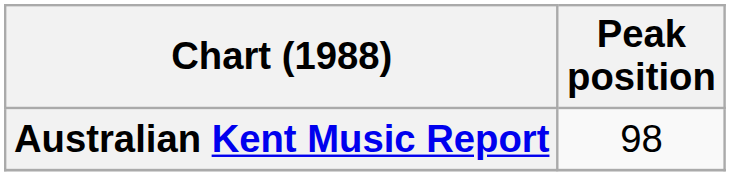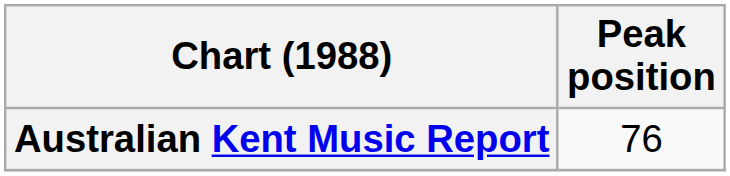(641, 138) 98 -> (641, 138) 76
